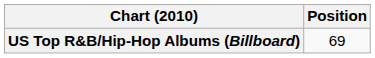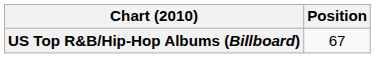(337, 40) 69 -> (337, 40) 67
